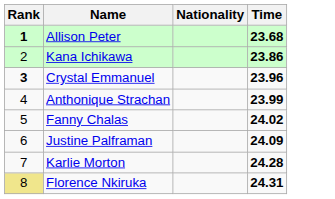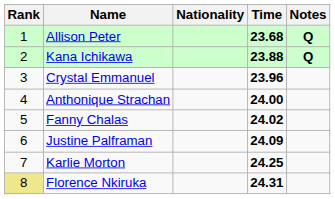+ column: (308, 15)
(24, 36) bold -> (24, 36) normal
(267, 57) 23.86 -> (267, 57) 23.88
(24, 78) bold -> (24, 78) normal
(267, 99) 23.99 -> (267, 99) 24.00
(267, 162) 24.28 -> (267, 162) 24.25
